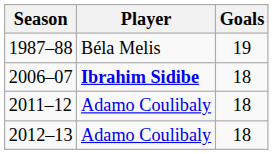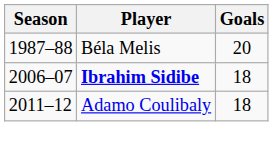(242, 47) 19 -> (242, 47) 20
- row: (41, 134)
